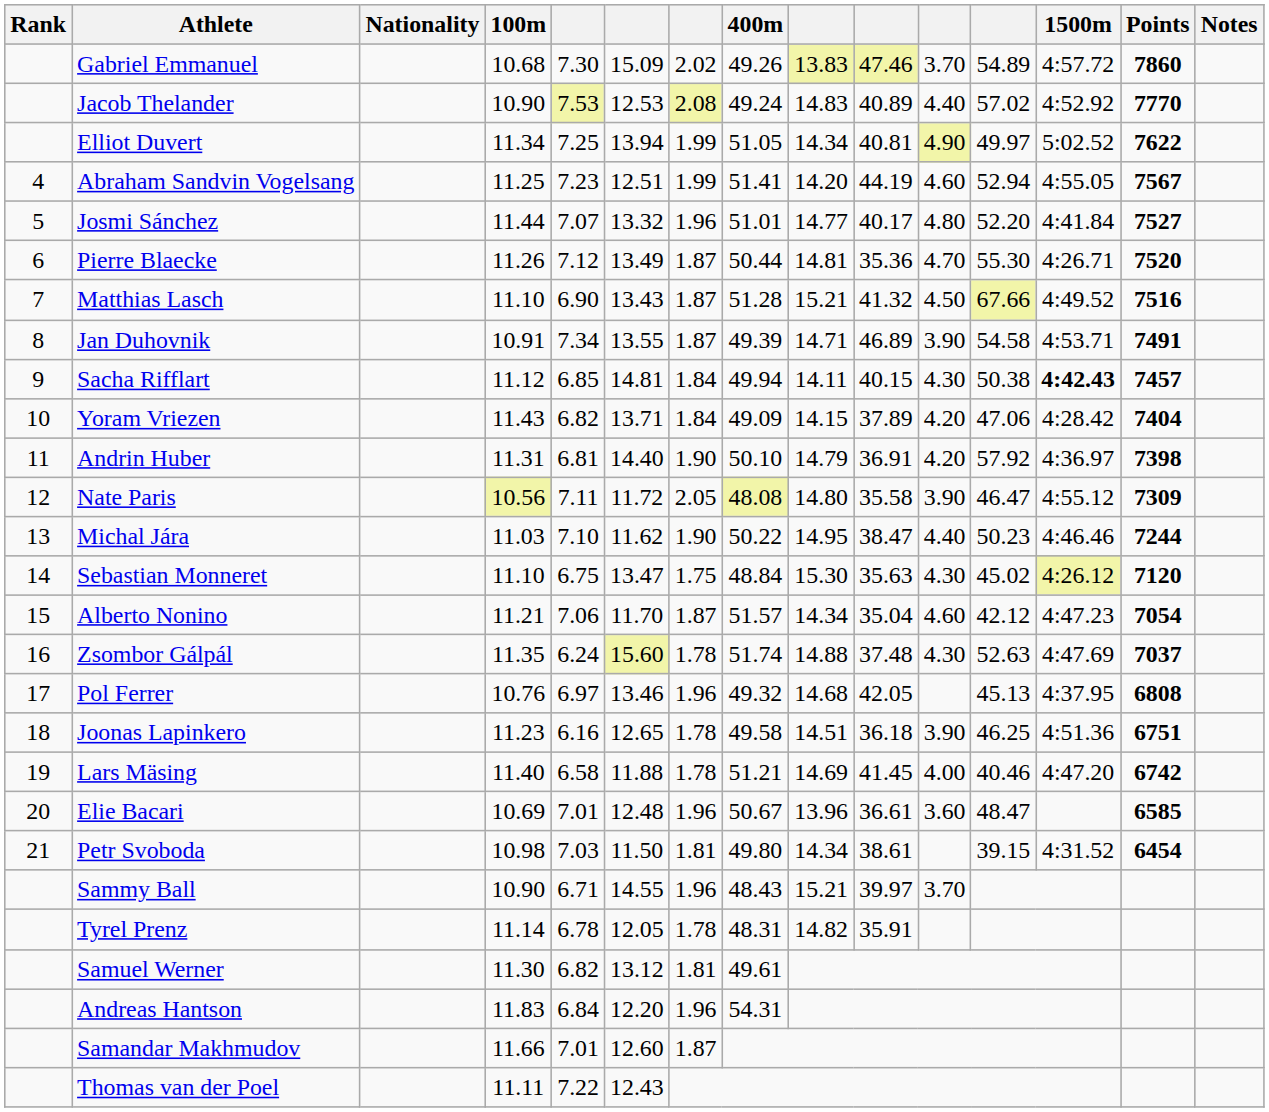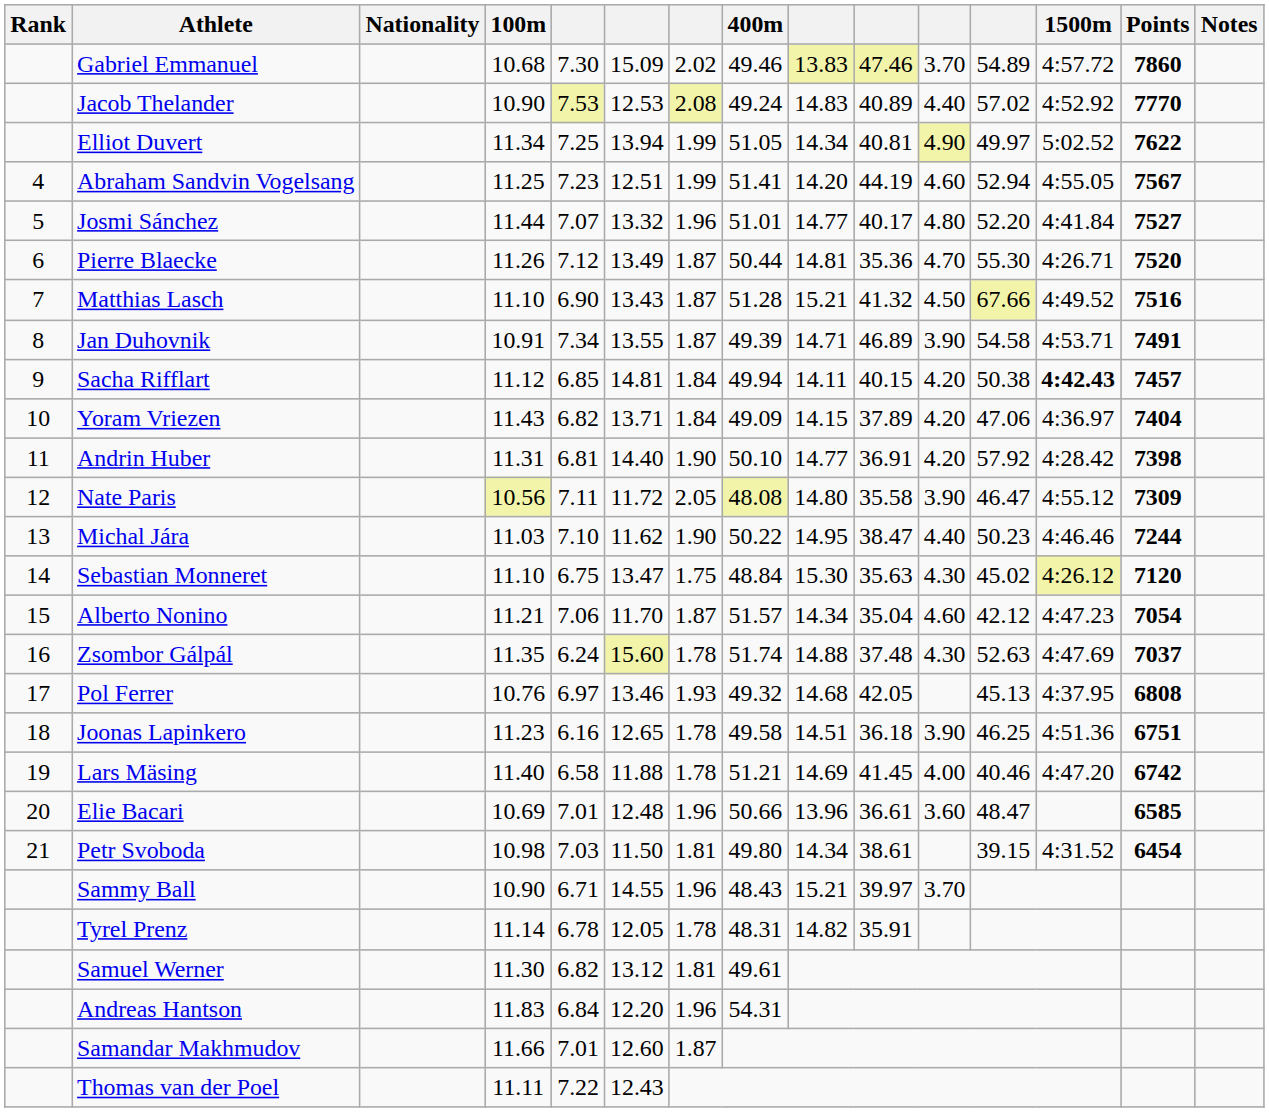(755, 63) 49.26 -> (755, 63) 49.46
(945, 378) 4.30 -> (945, 378) 4.20
(1078, 417) 4:28.42 -> (1078, 417) 4:36.97
(821, 457) 14.79 -> (821, 457) 14.77
(1078, 457) 4:36.97 -> (1078, 457) 4:28.42
(696, 693) 1.96 -> (696, 693) 1.93
(755, 811) 50.67 -> (755, 811) 50.66
